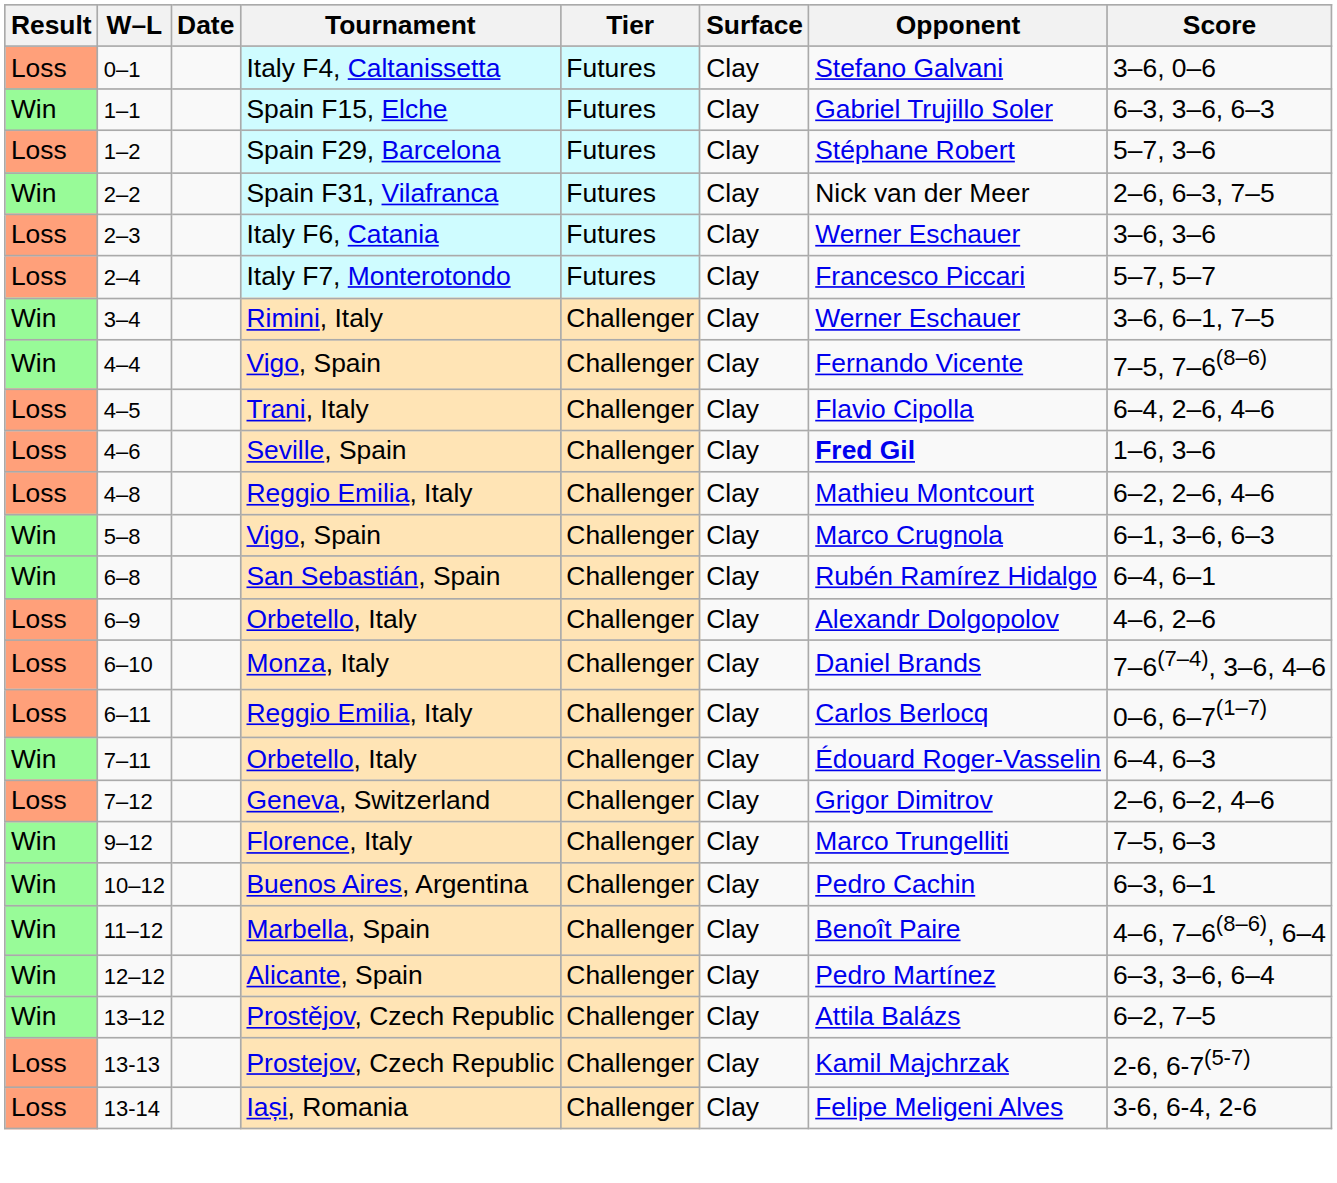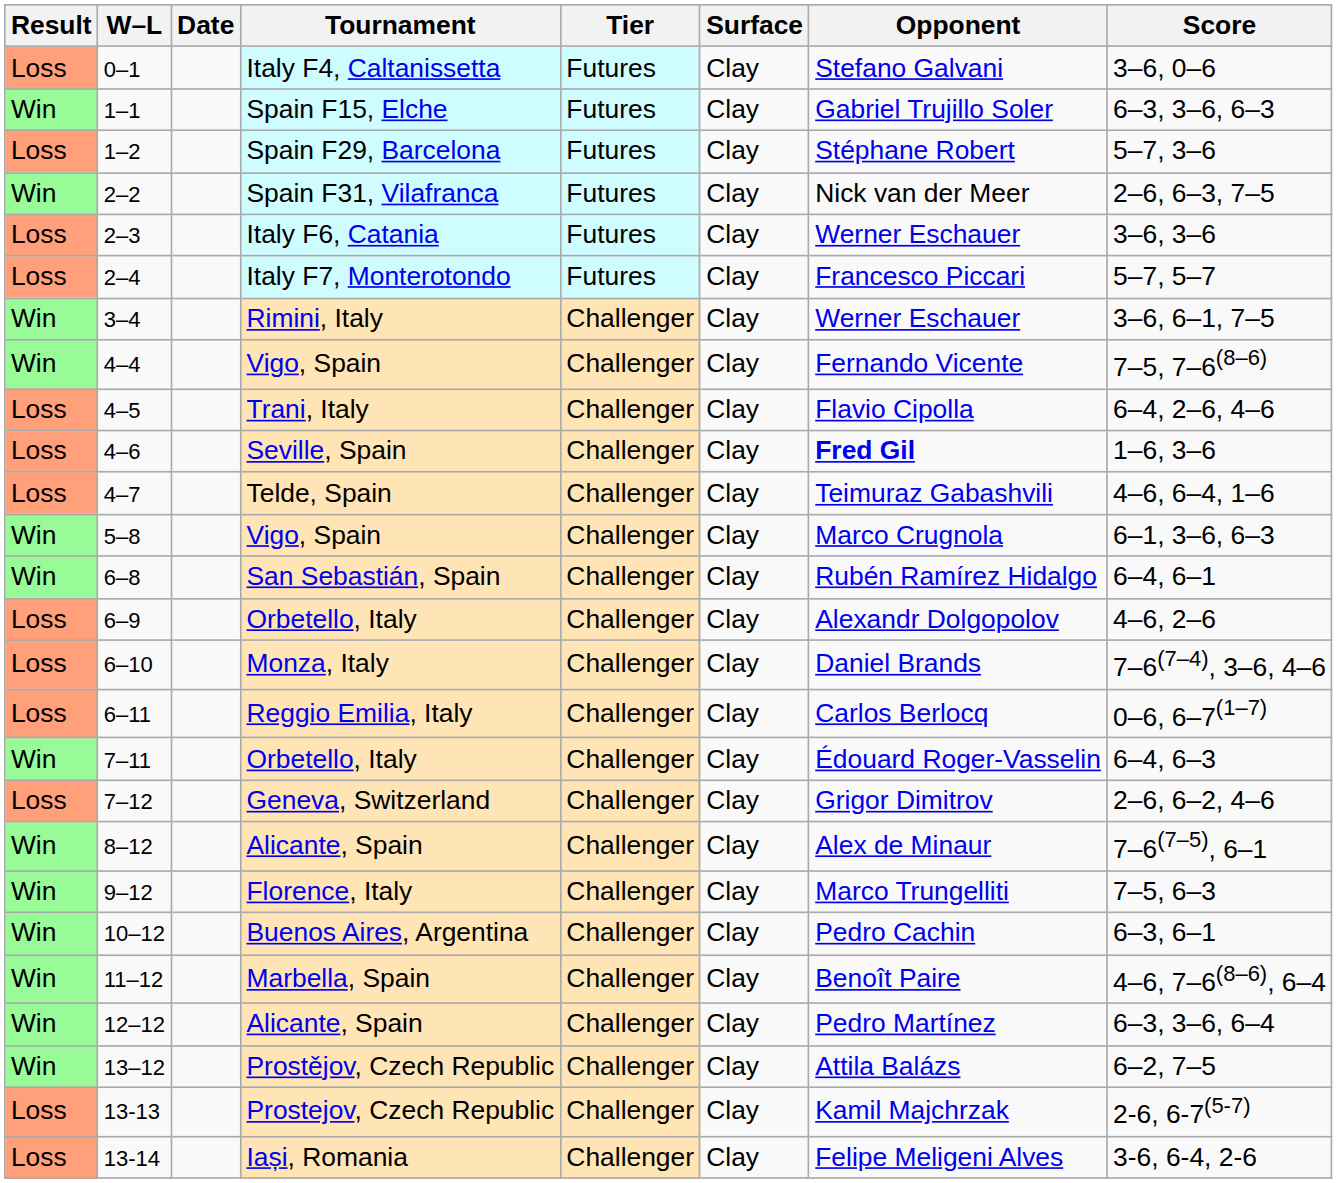+ row: (122, 494)
- row: (122, 494)
+ row: (128, 847)
